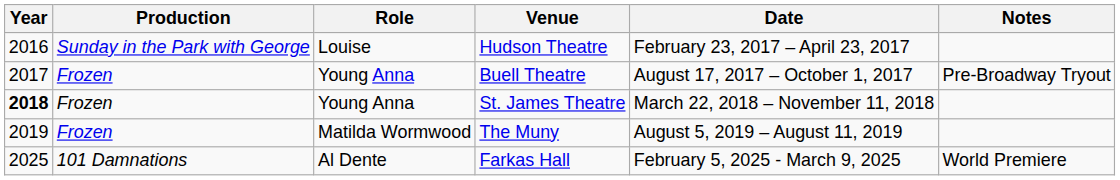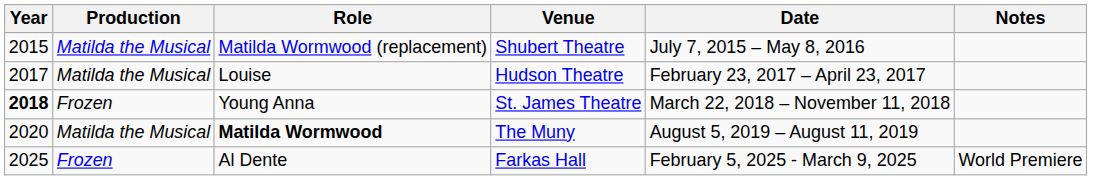+ row: (560, 47)
(29, 47) 2016 -> (29, 75) 2017
(183, 47) Sunday in the Park with George -> (134, 75) Matilda the Musical
- row: (533, 75)
(29, 132) 2019 -> (29, 132) 2020
(85, 132) Frozen -> (134, 132) Matilda the Musical
(395, 132) normal -> (300, 132) bold
(122, 160) 101 Damnations -> (85, 160) Frozen
